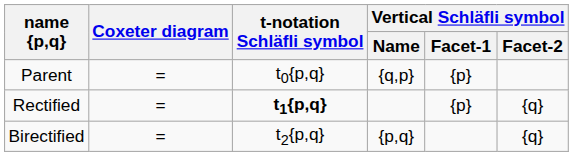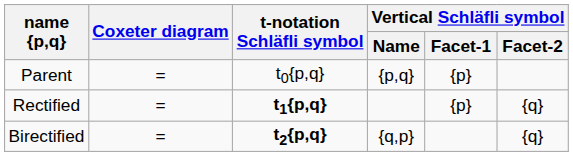(396, 74) {q,p} -> (396, 74) {p,q}
(300, 136) normal -> (300, 136) bold
(396, 136) {p,q} -> (396, 136) {q,p}
